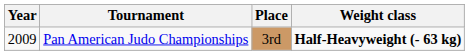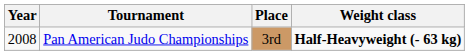(22, 38) 2009 -> (22, 38) 2008
